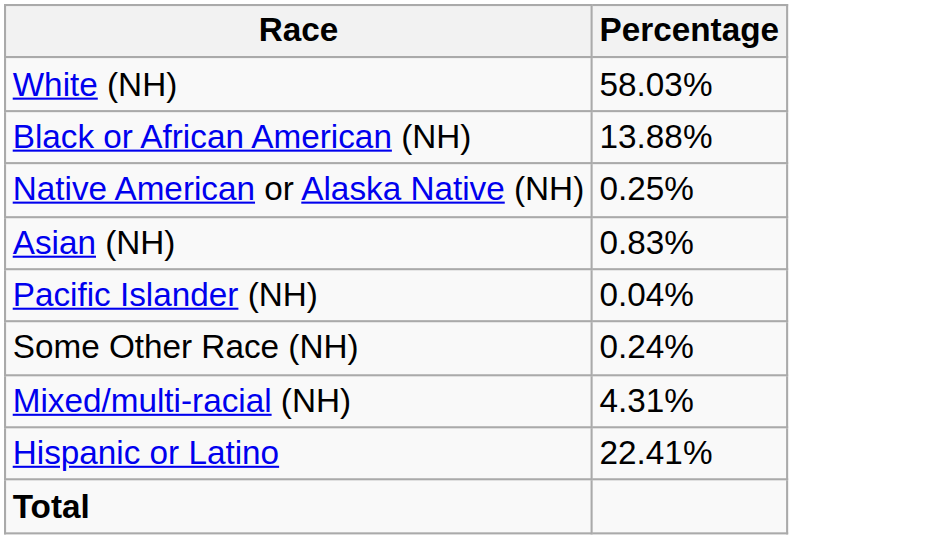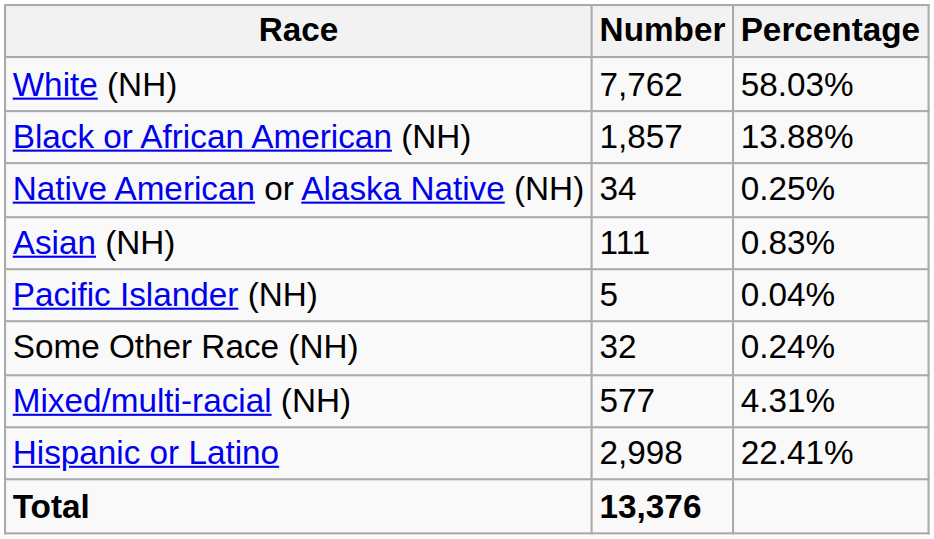+ column: (662, 30)
